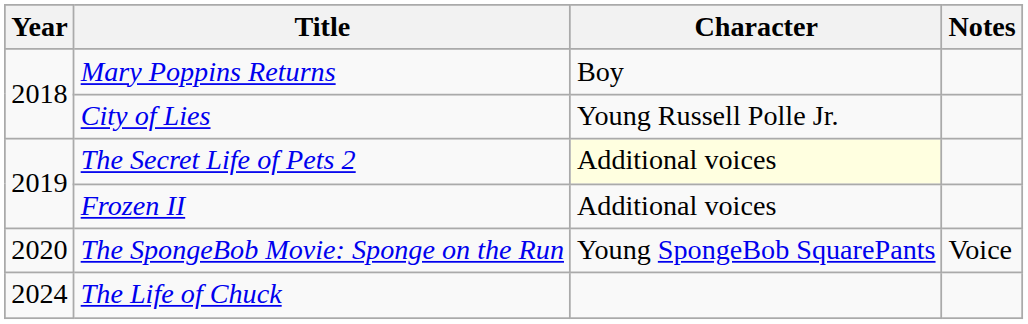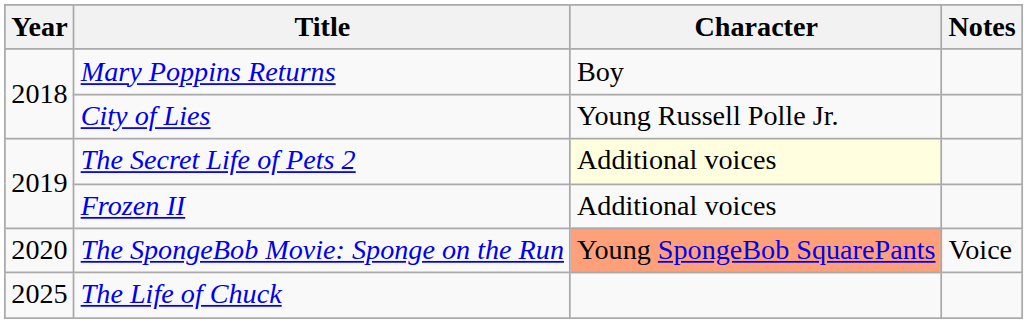(756, 250) no background -> (756, 250) lightsalmon background
(40, 294) 2024 -> (40, 294) 2025
